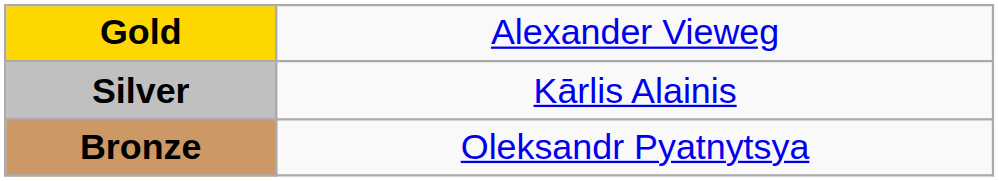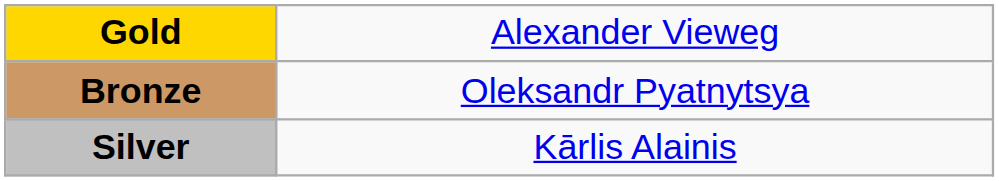rows swapped: (141, 89) <-> (141, 146)
